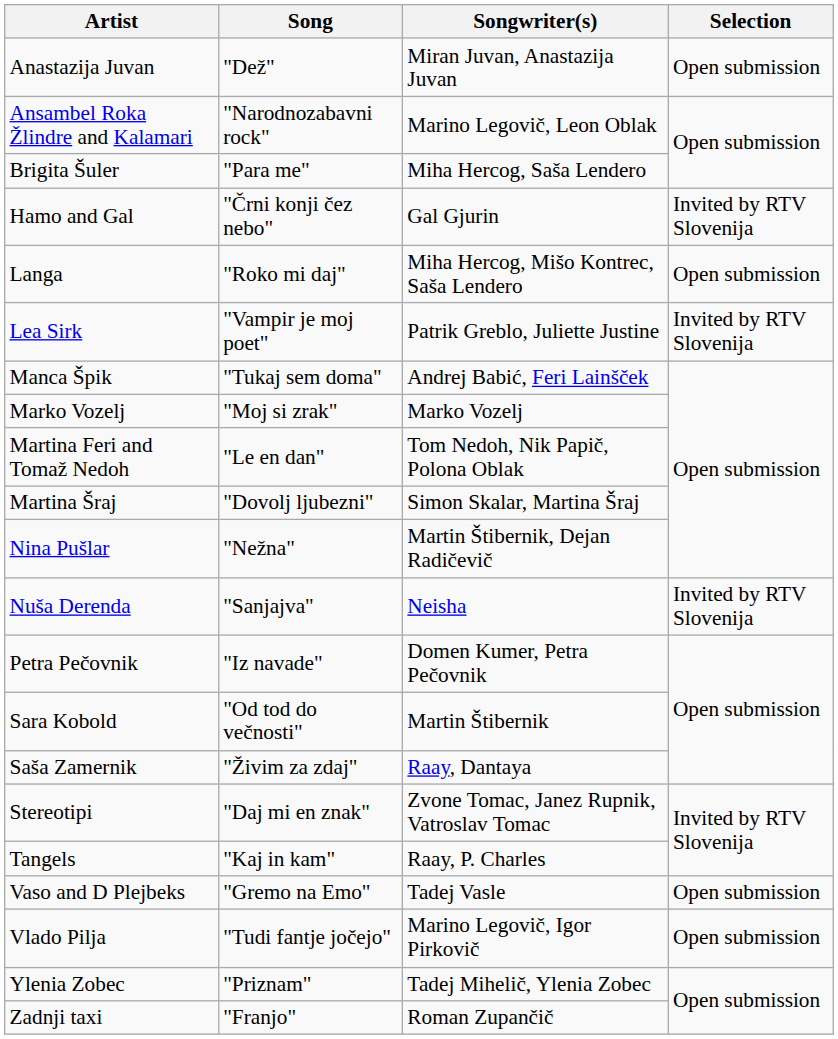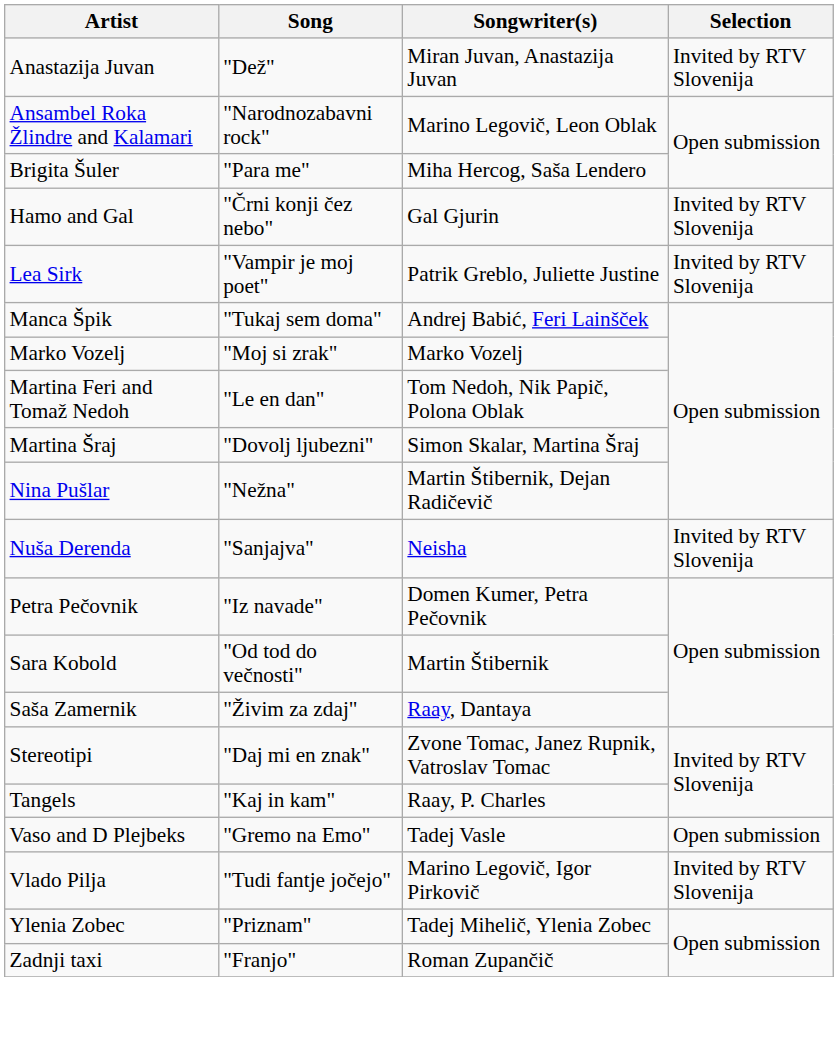(747, 67) Open submission -> (740, 67) Invited by RTV Slovenija
- row: (36, 273)
(747, 937) Open submission -> (740, 880) Invited by RTV Slovenija
